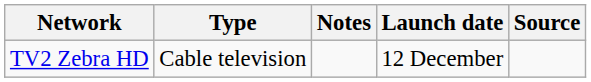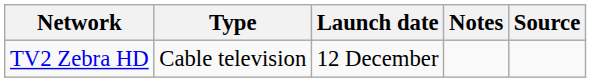columns swapped: (442, 22) <-> (344, 22)
